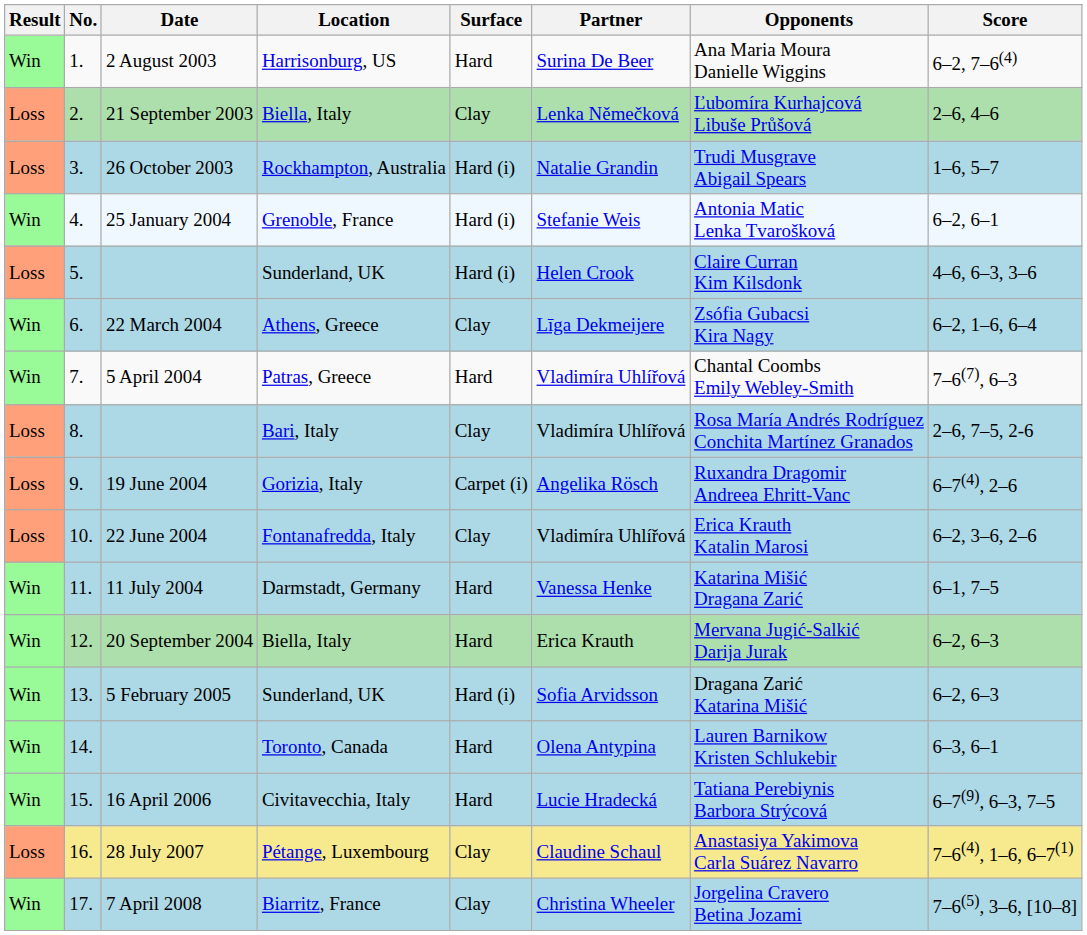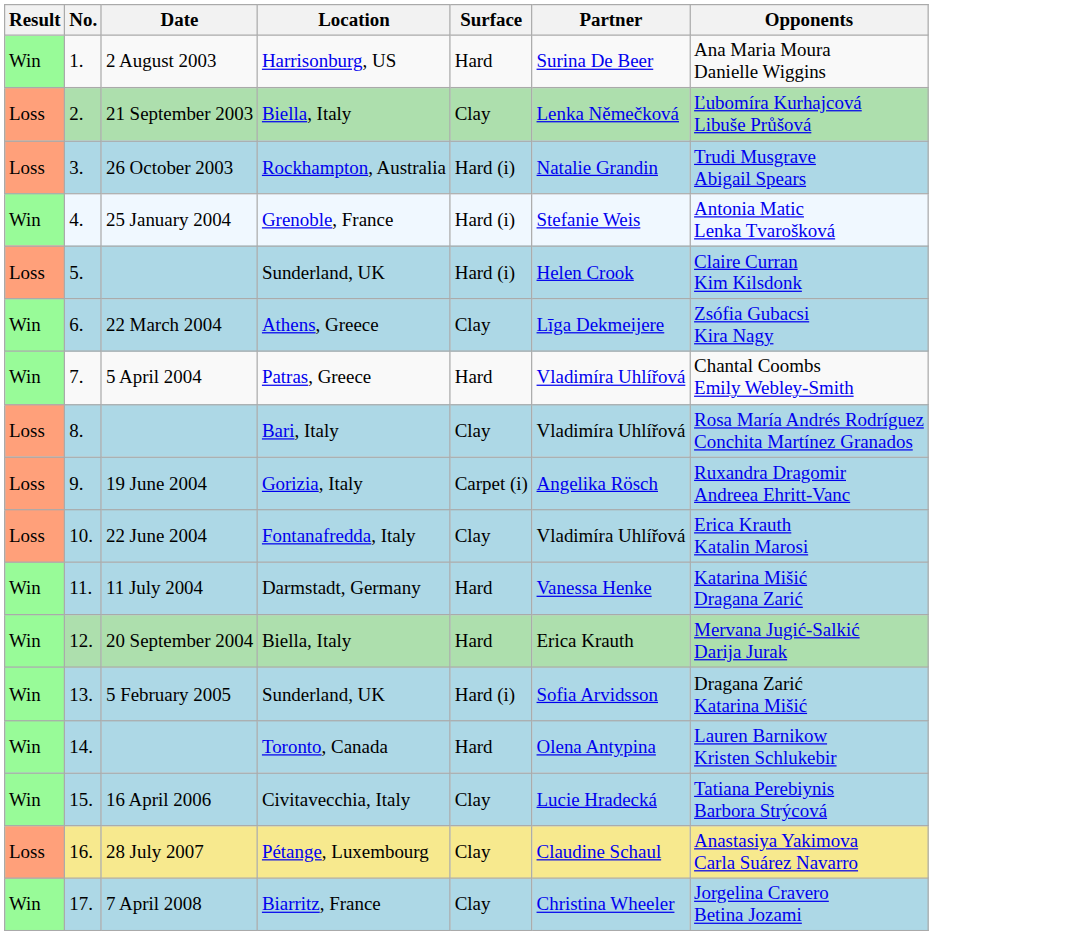- column: (1005, 19)
(474, 798) Hard -> (473, 798) Clay
